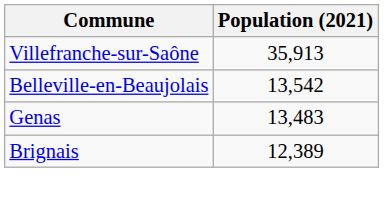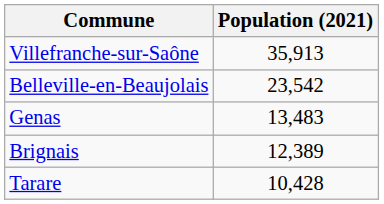(296, 85) 13,542 -> (296, 85) 23,542
+ row: (35, 183)
